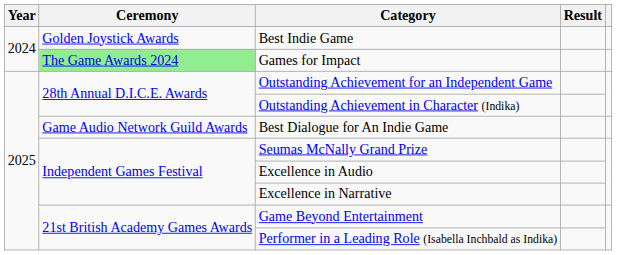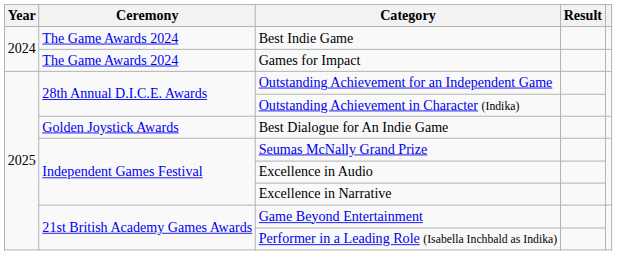(111, 37) Golden Joystick Awards -> (110, 37) The Game Awards 2024
(110, 60) lightgreen background -> (110, 60) no background
(145, 127) Game Audio Network Guild Awards -> (111, 127) Golden Joystick Awards
